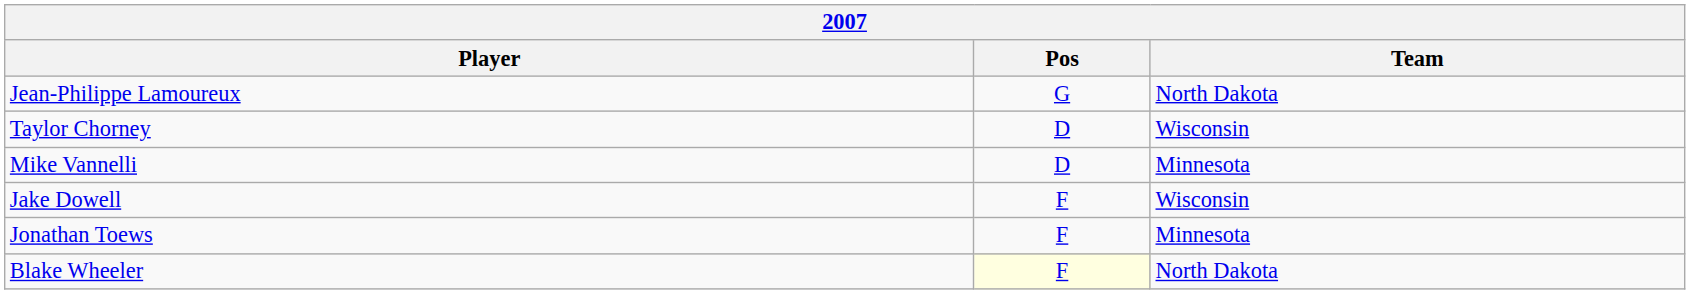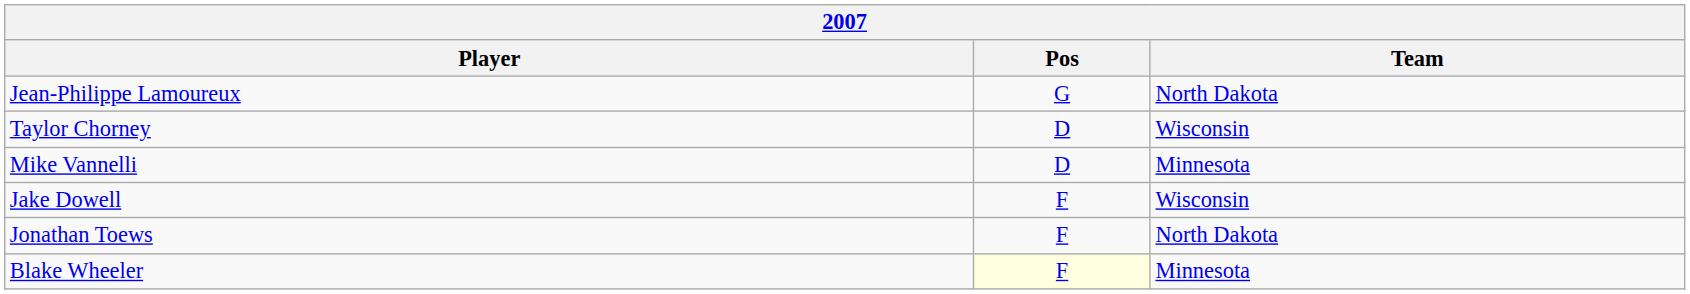(1203, 235) Minnesota -> (1217, 235) North Dakota
(1217, 270) North Dakota -> (1203, 270) Minnesota
